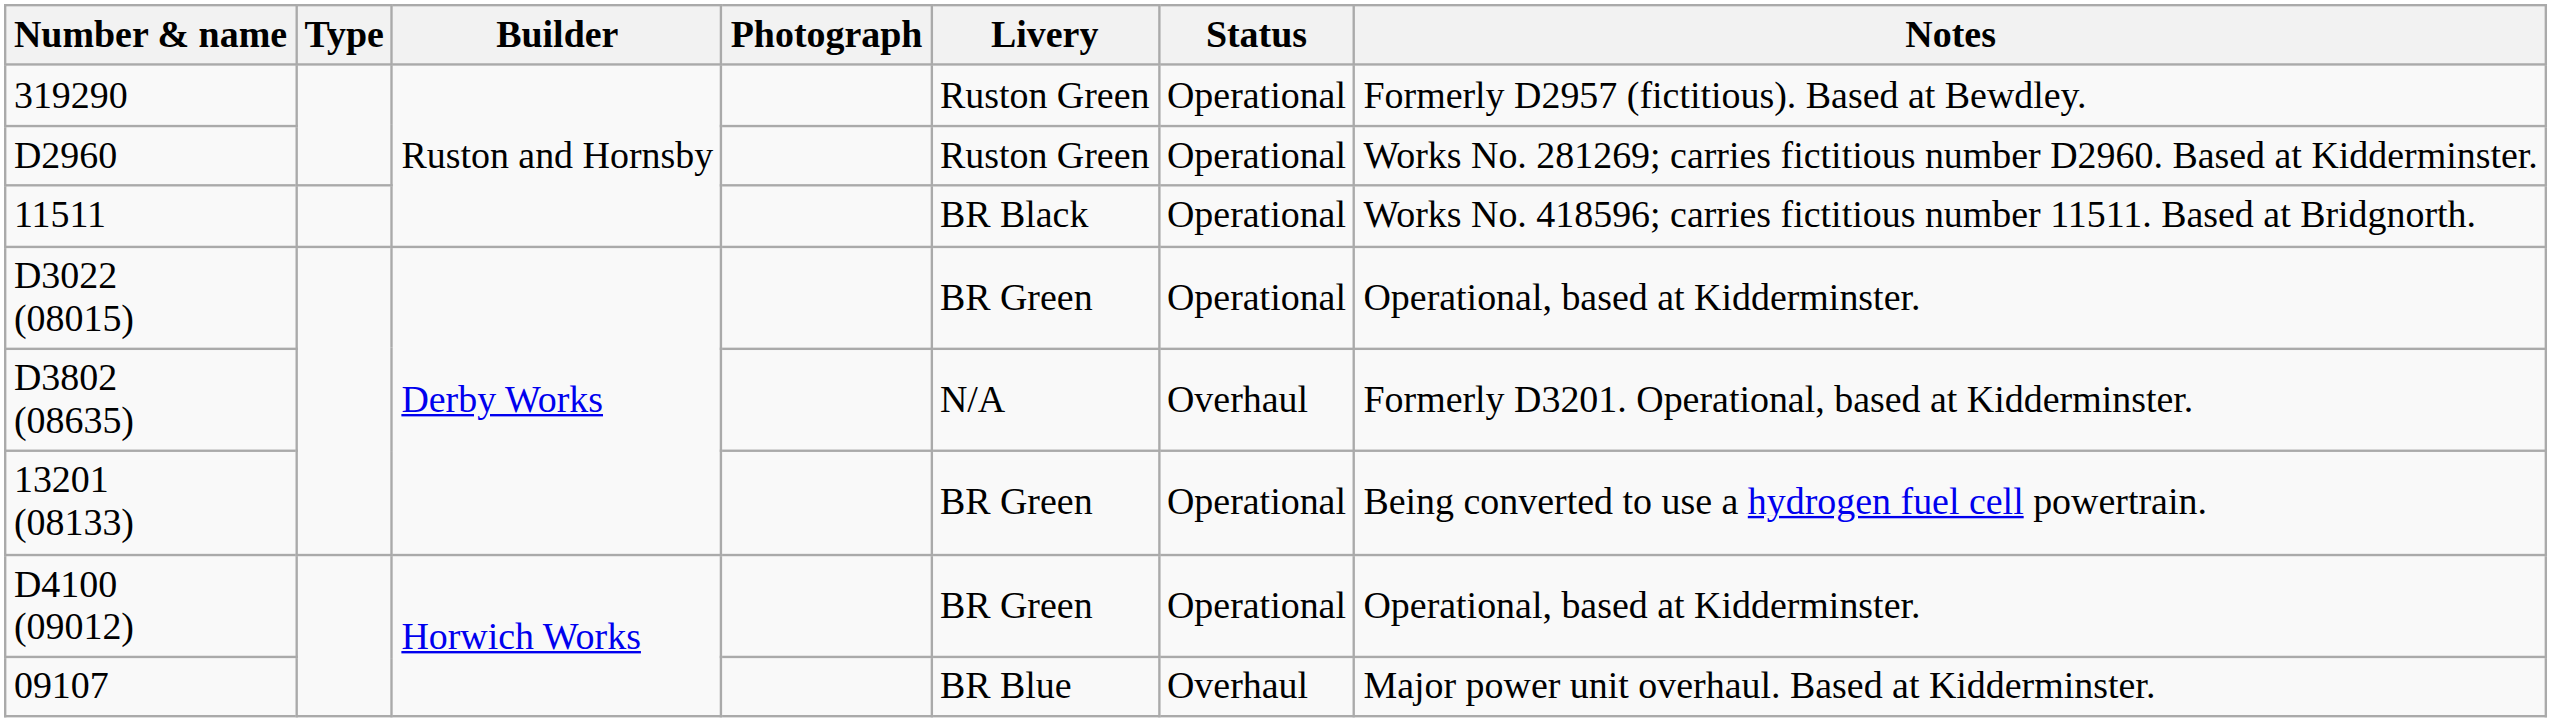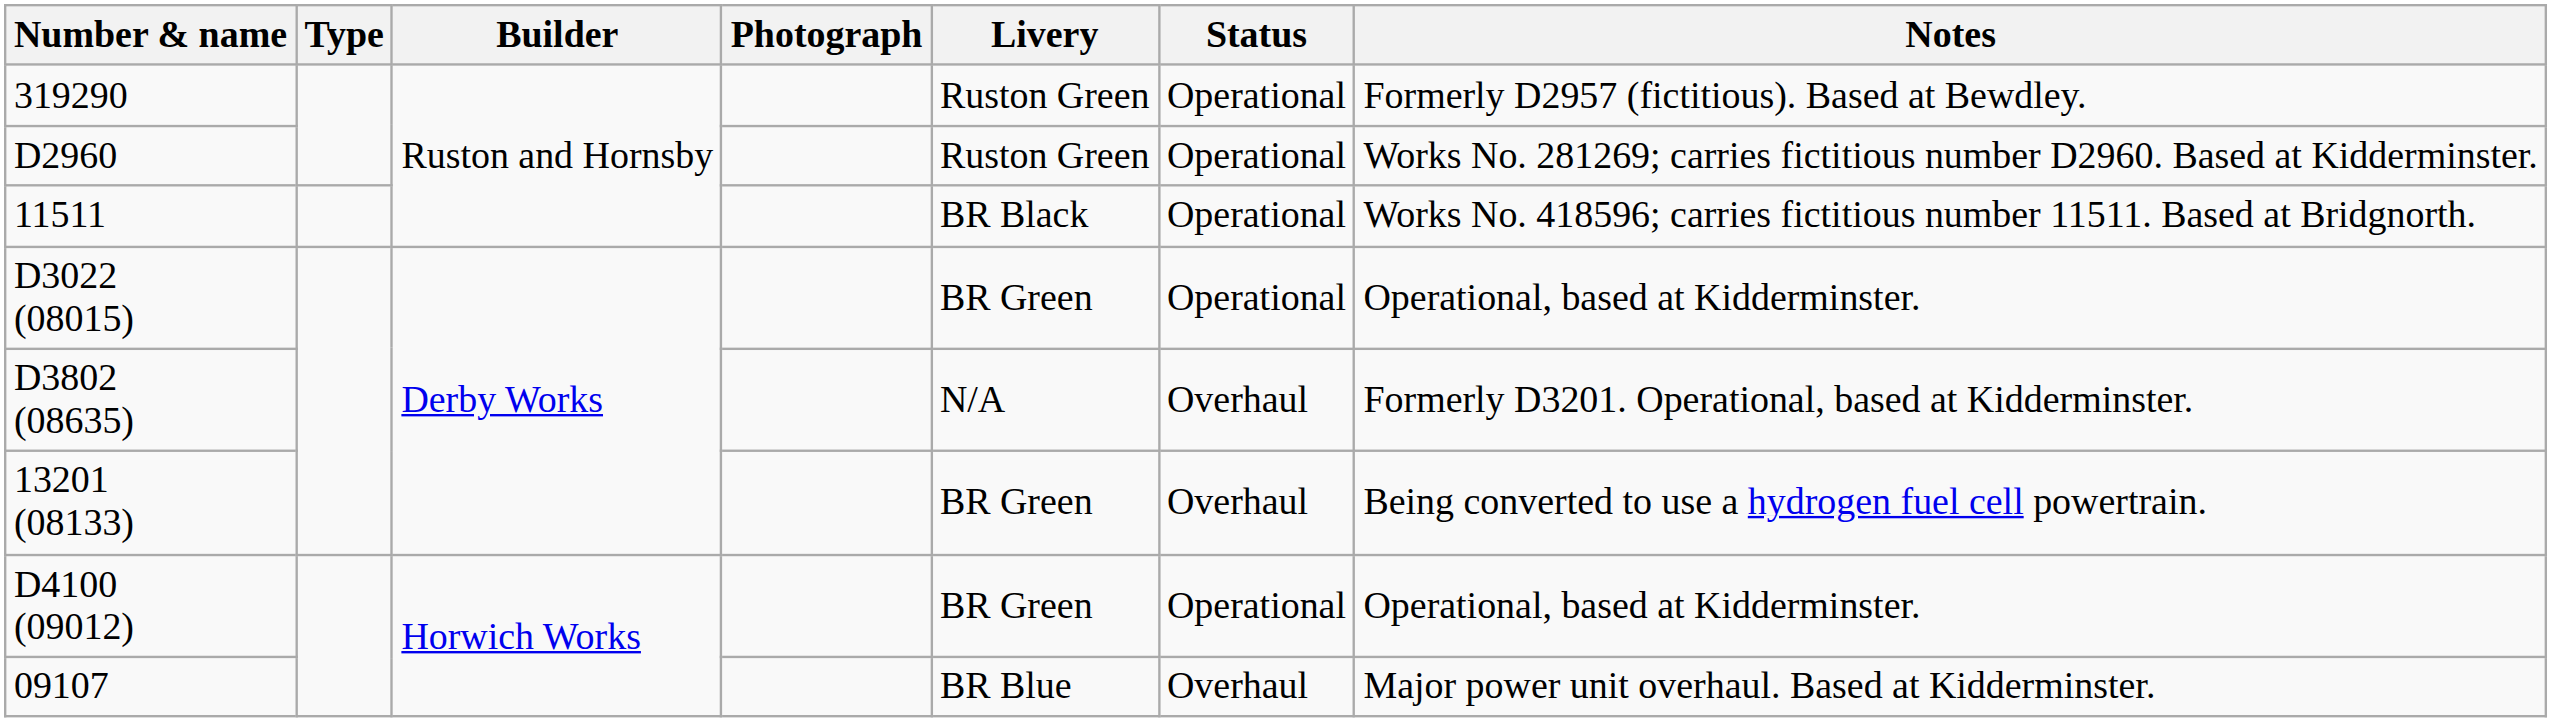(1256, 502) Operational -> (1238, 502) Overhaul
